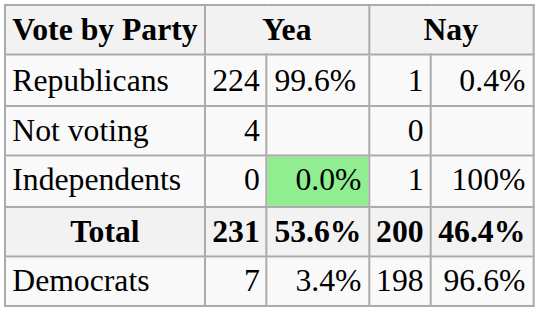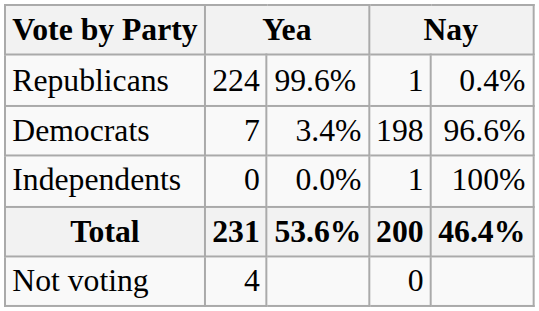rows swapped: (81, 280) <-> (80, 130)
(329, 180) lightgreen background -> (329, 180) no background
